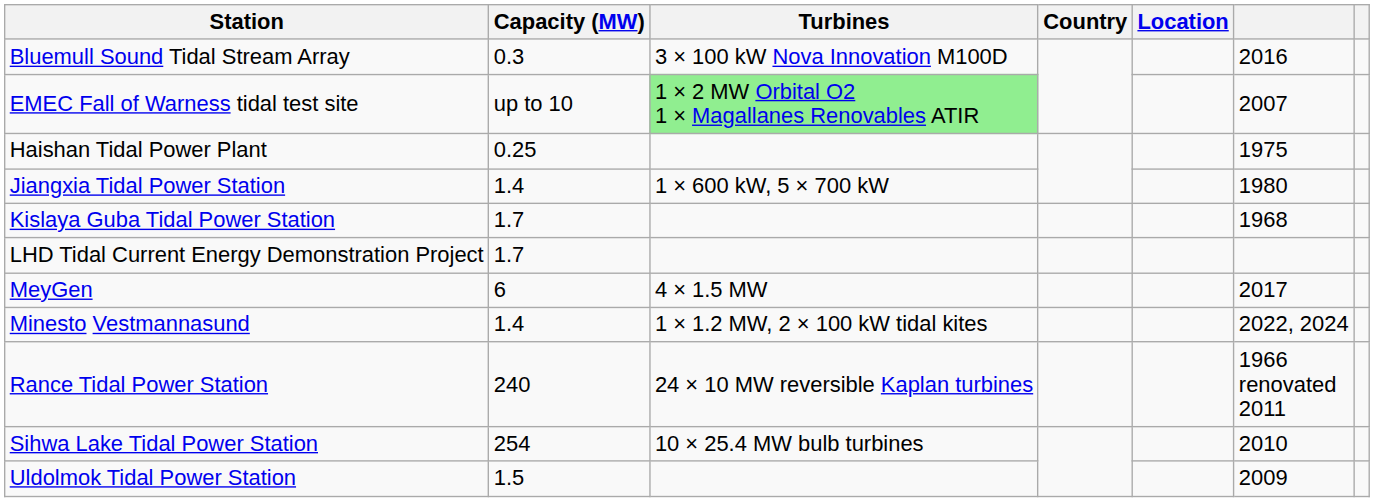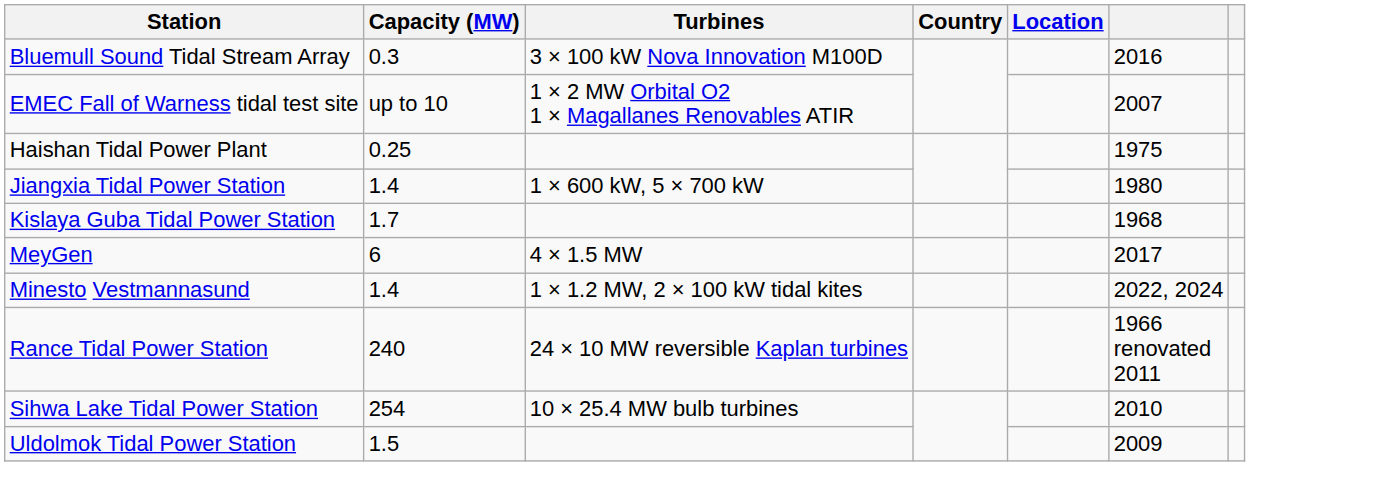(817, 103) lightgreen background -> (692, 103) no background
- row: (247, 255)
